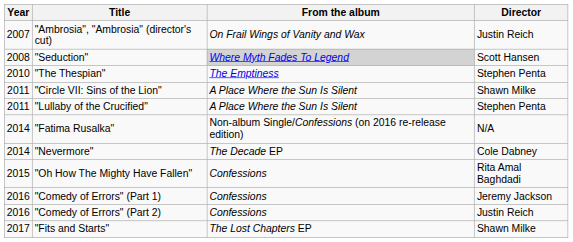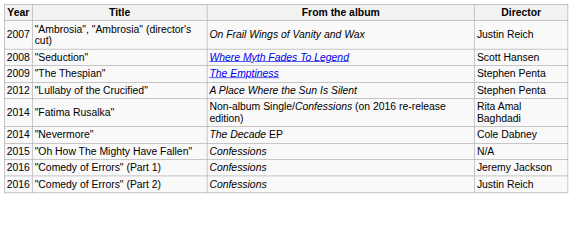(279, 57) lightgrey background -> (279, 57) no background
(18, 73) 2010 -> (18, 73) 2009
- row: (98, 90)
(18, 106) 2011 -> (18, 90) 2012
(486, 129) N/A -> (499, 112) Rita Amal Baghdadi
(499, 173) Rita Amal Baghdadi -> (486, 151) N/A
- row: (72, 229)
